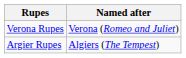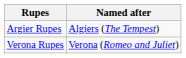rows swapped: (34, 45) <-> (35, 28)
